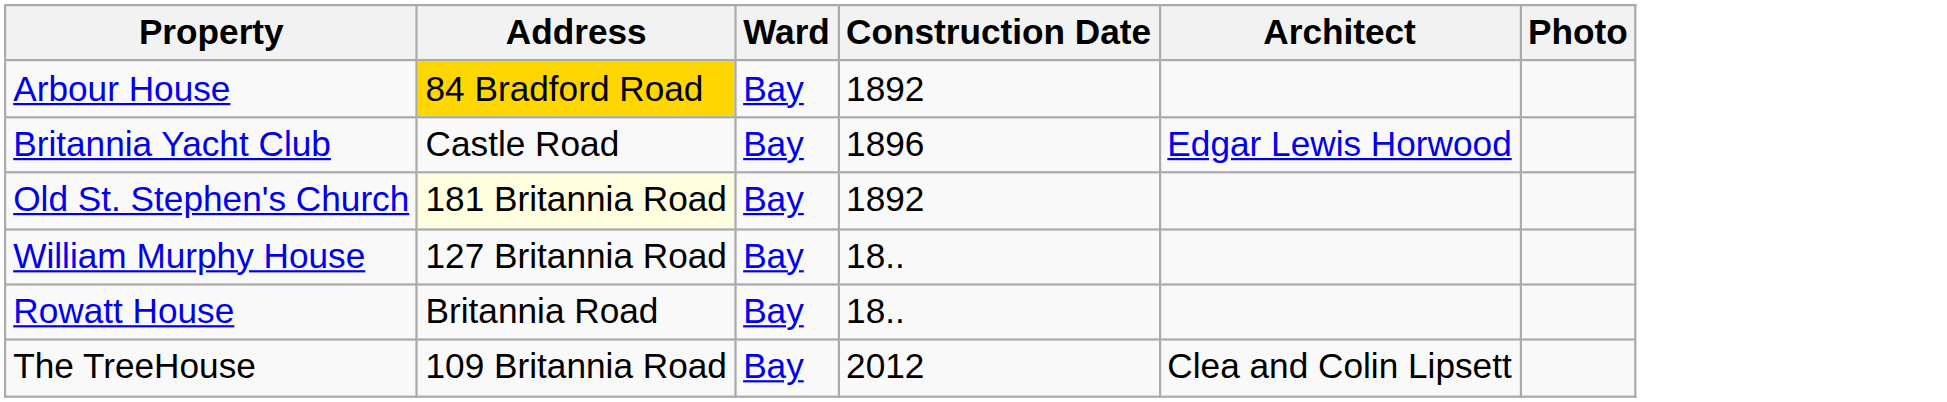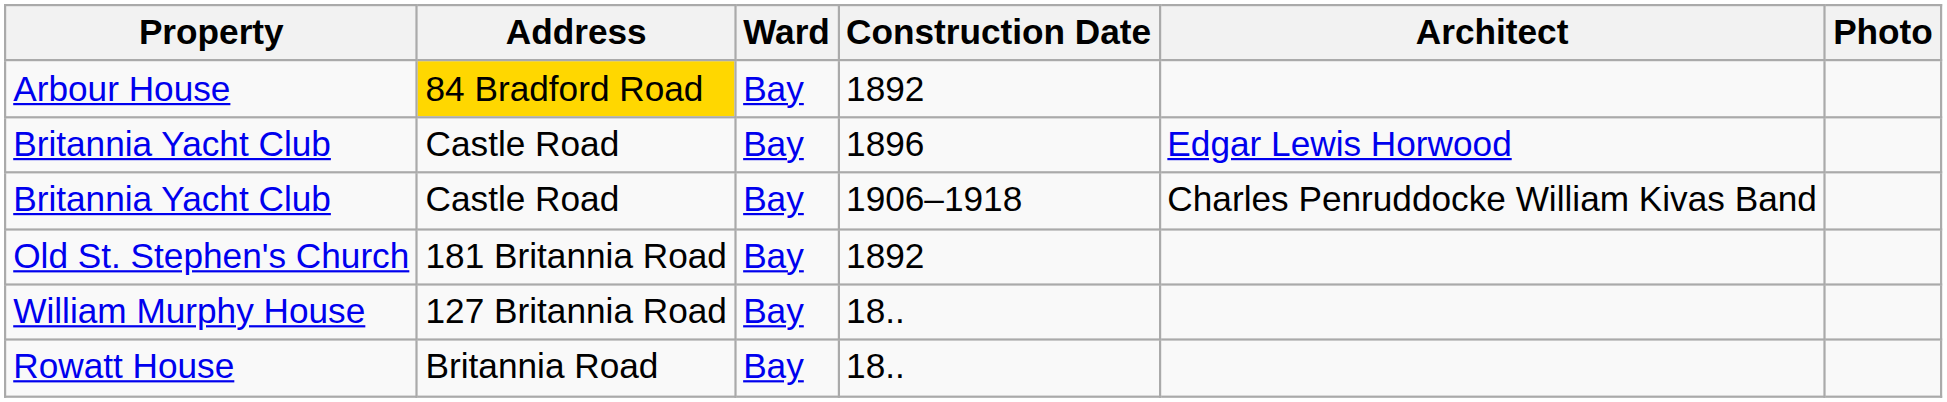+ row: (172, 199)
(576, 199) lightyellow background -> (576, 255) no background
- row: (135, 367)
